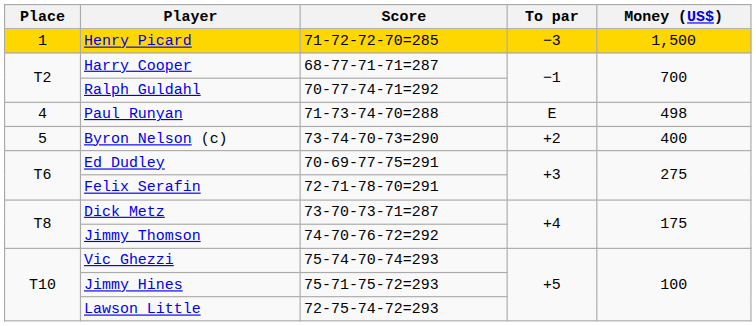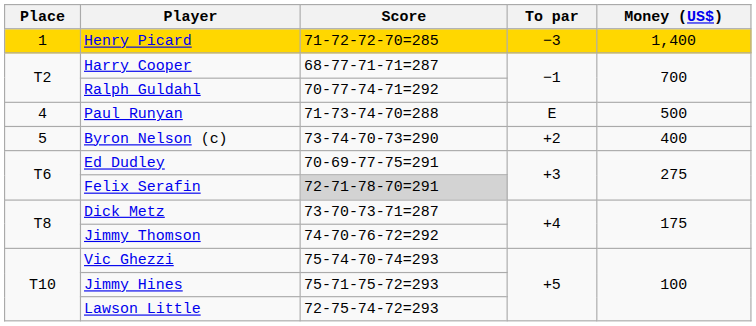(674, 41) 1,500 -> (674, 41) 1,400
(674, 114) 498 -> (674, 114) 500
(371, 187) no background -> (371, 187) lightgrey background
